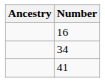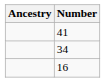rows swapped: (62, 67) <-> (62, 31)
